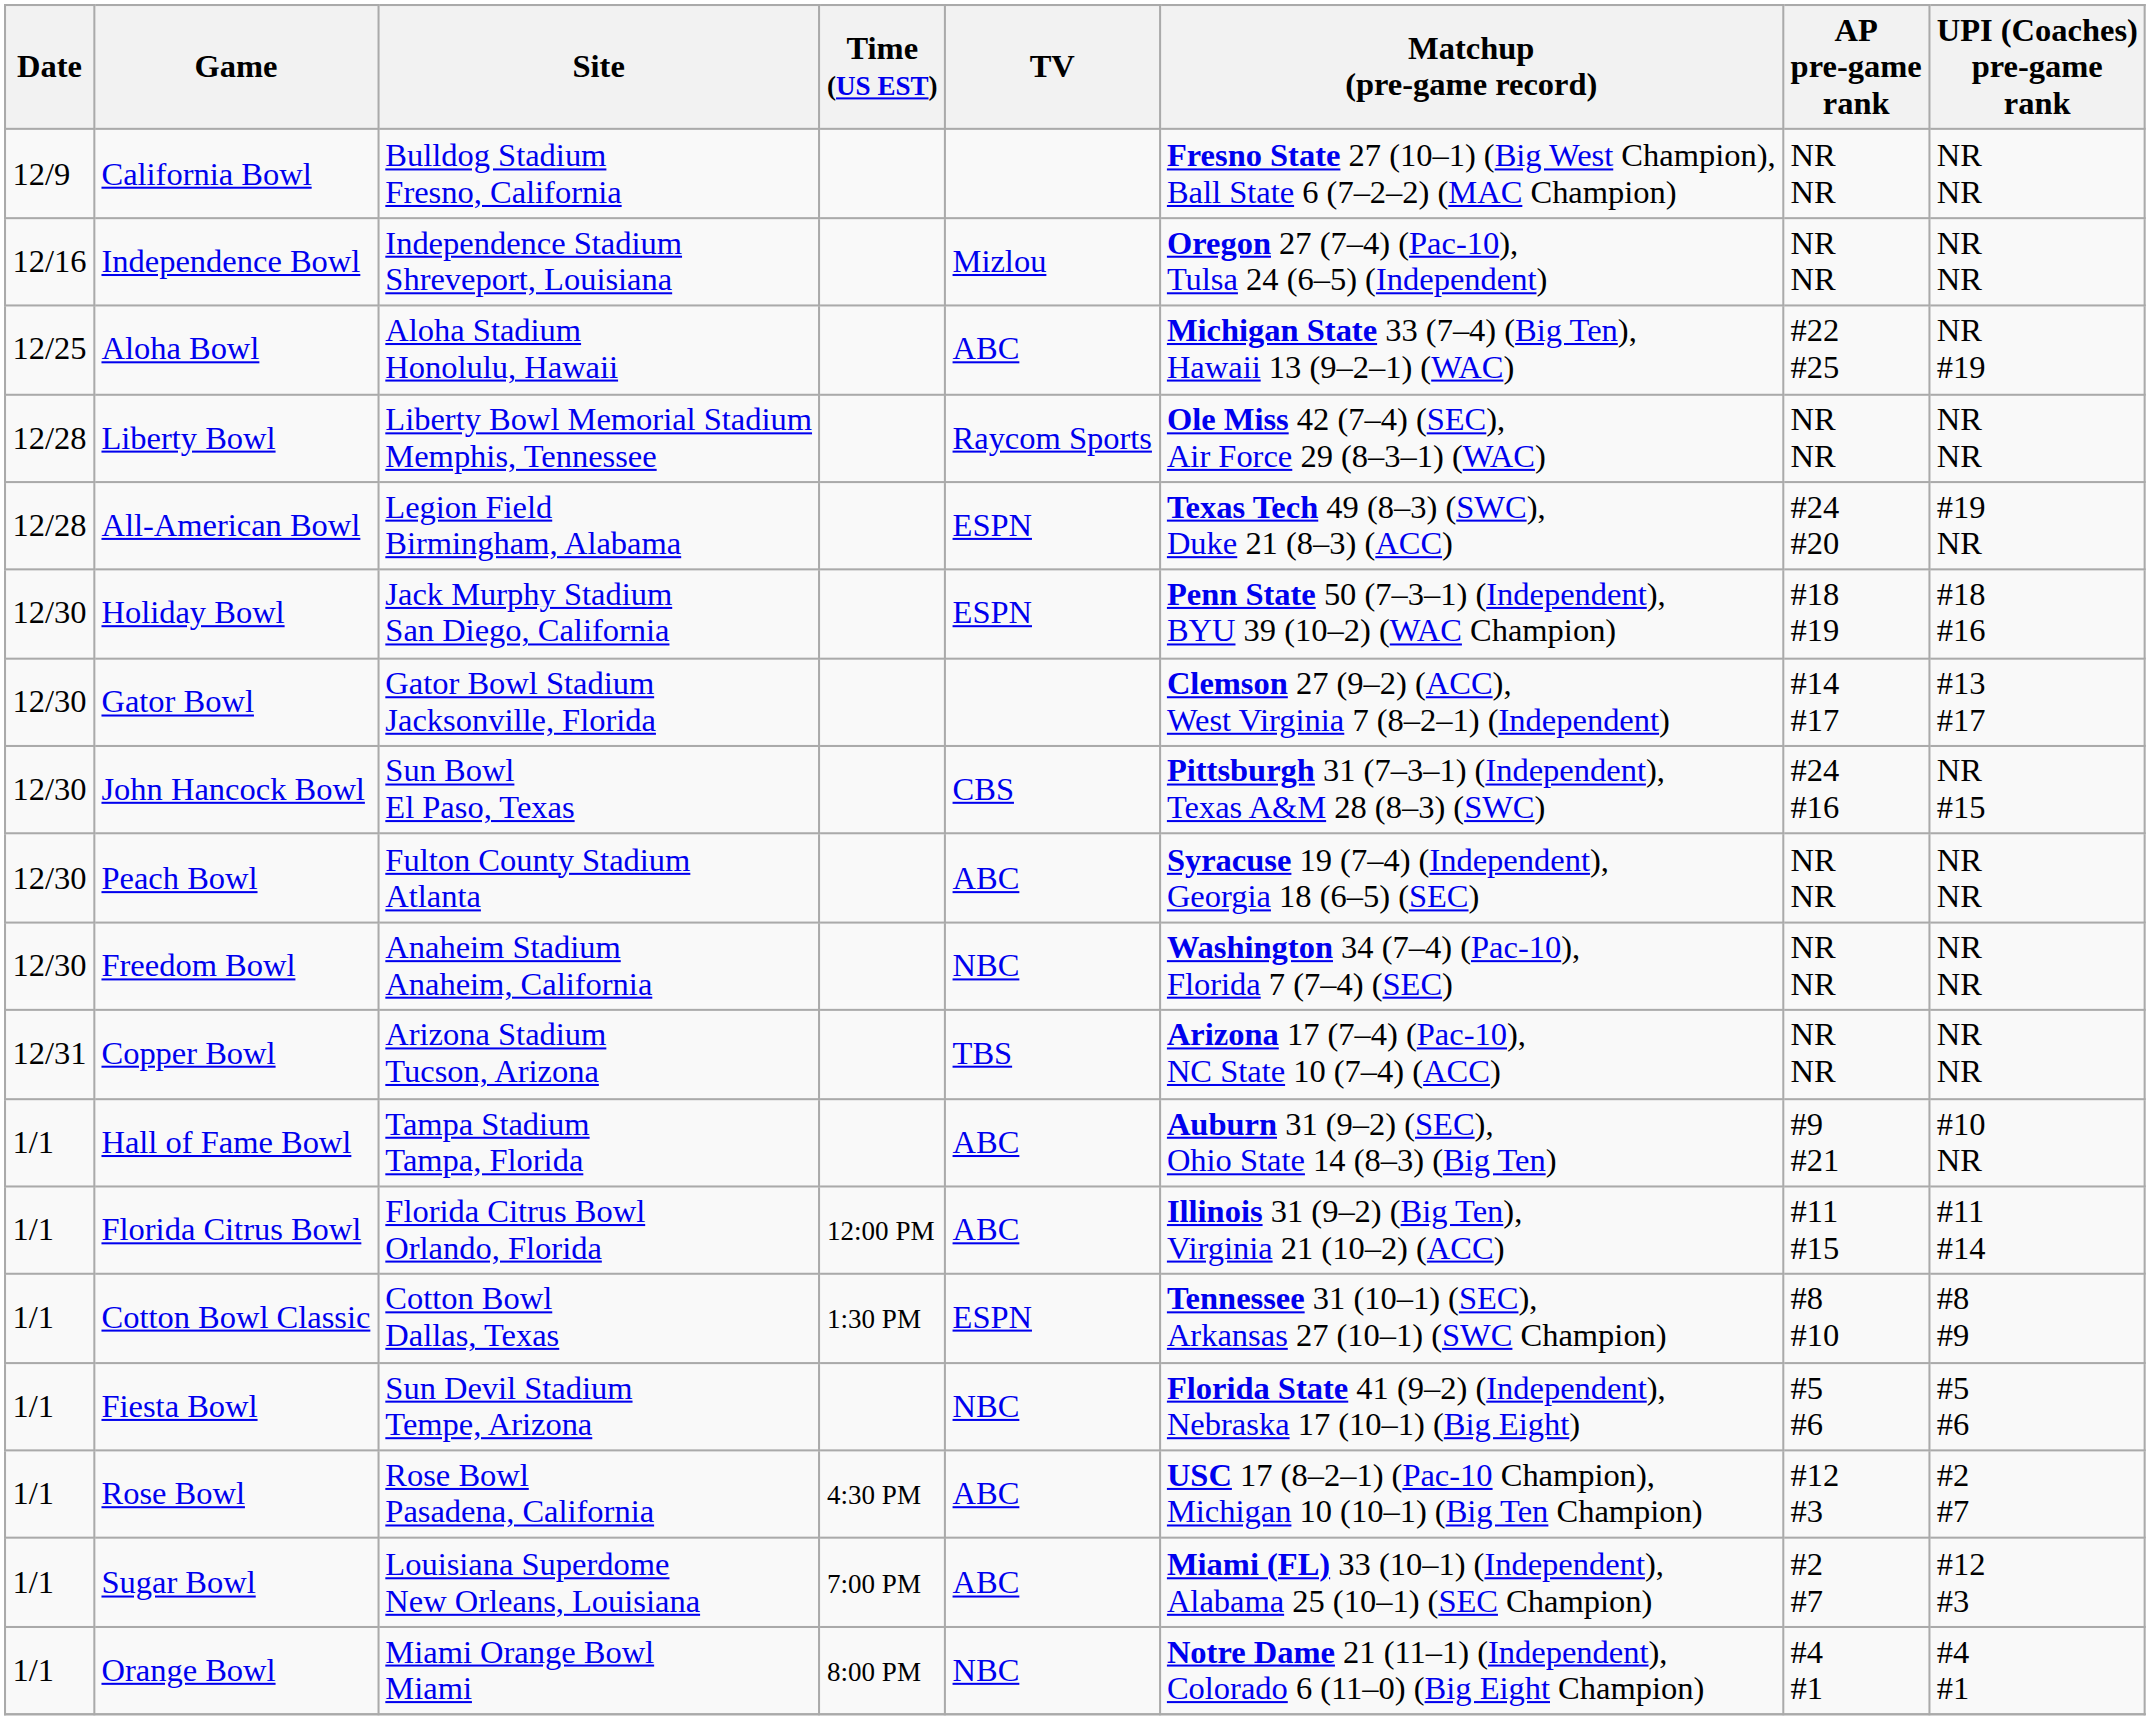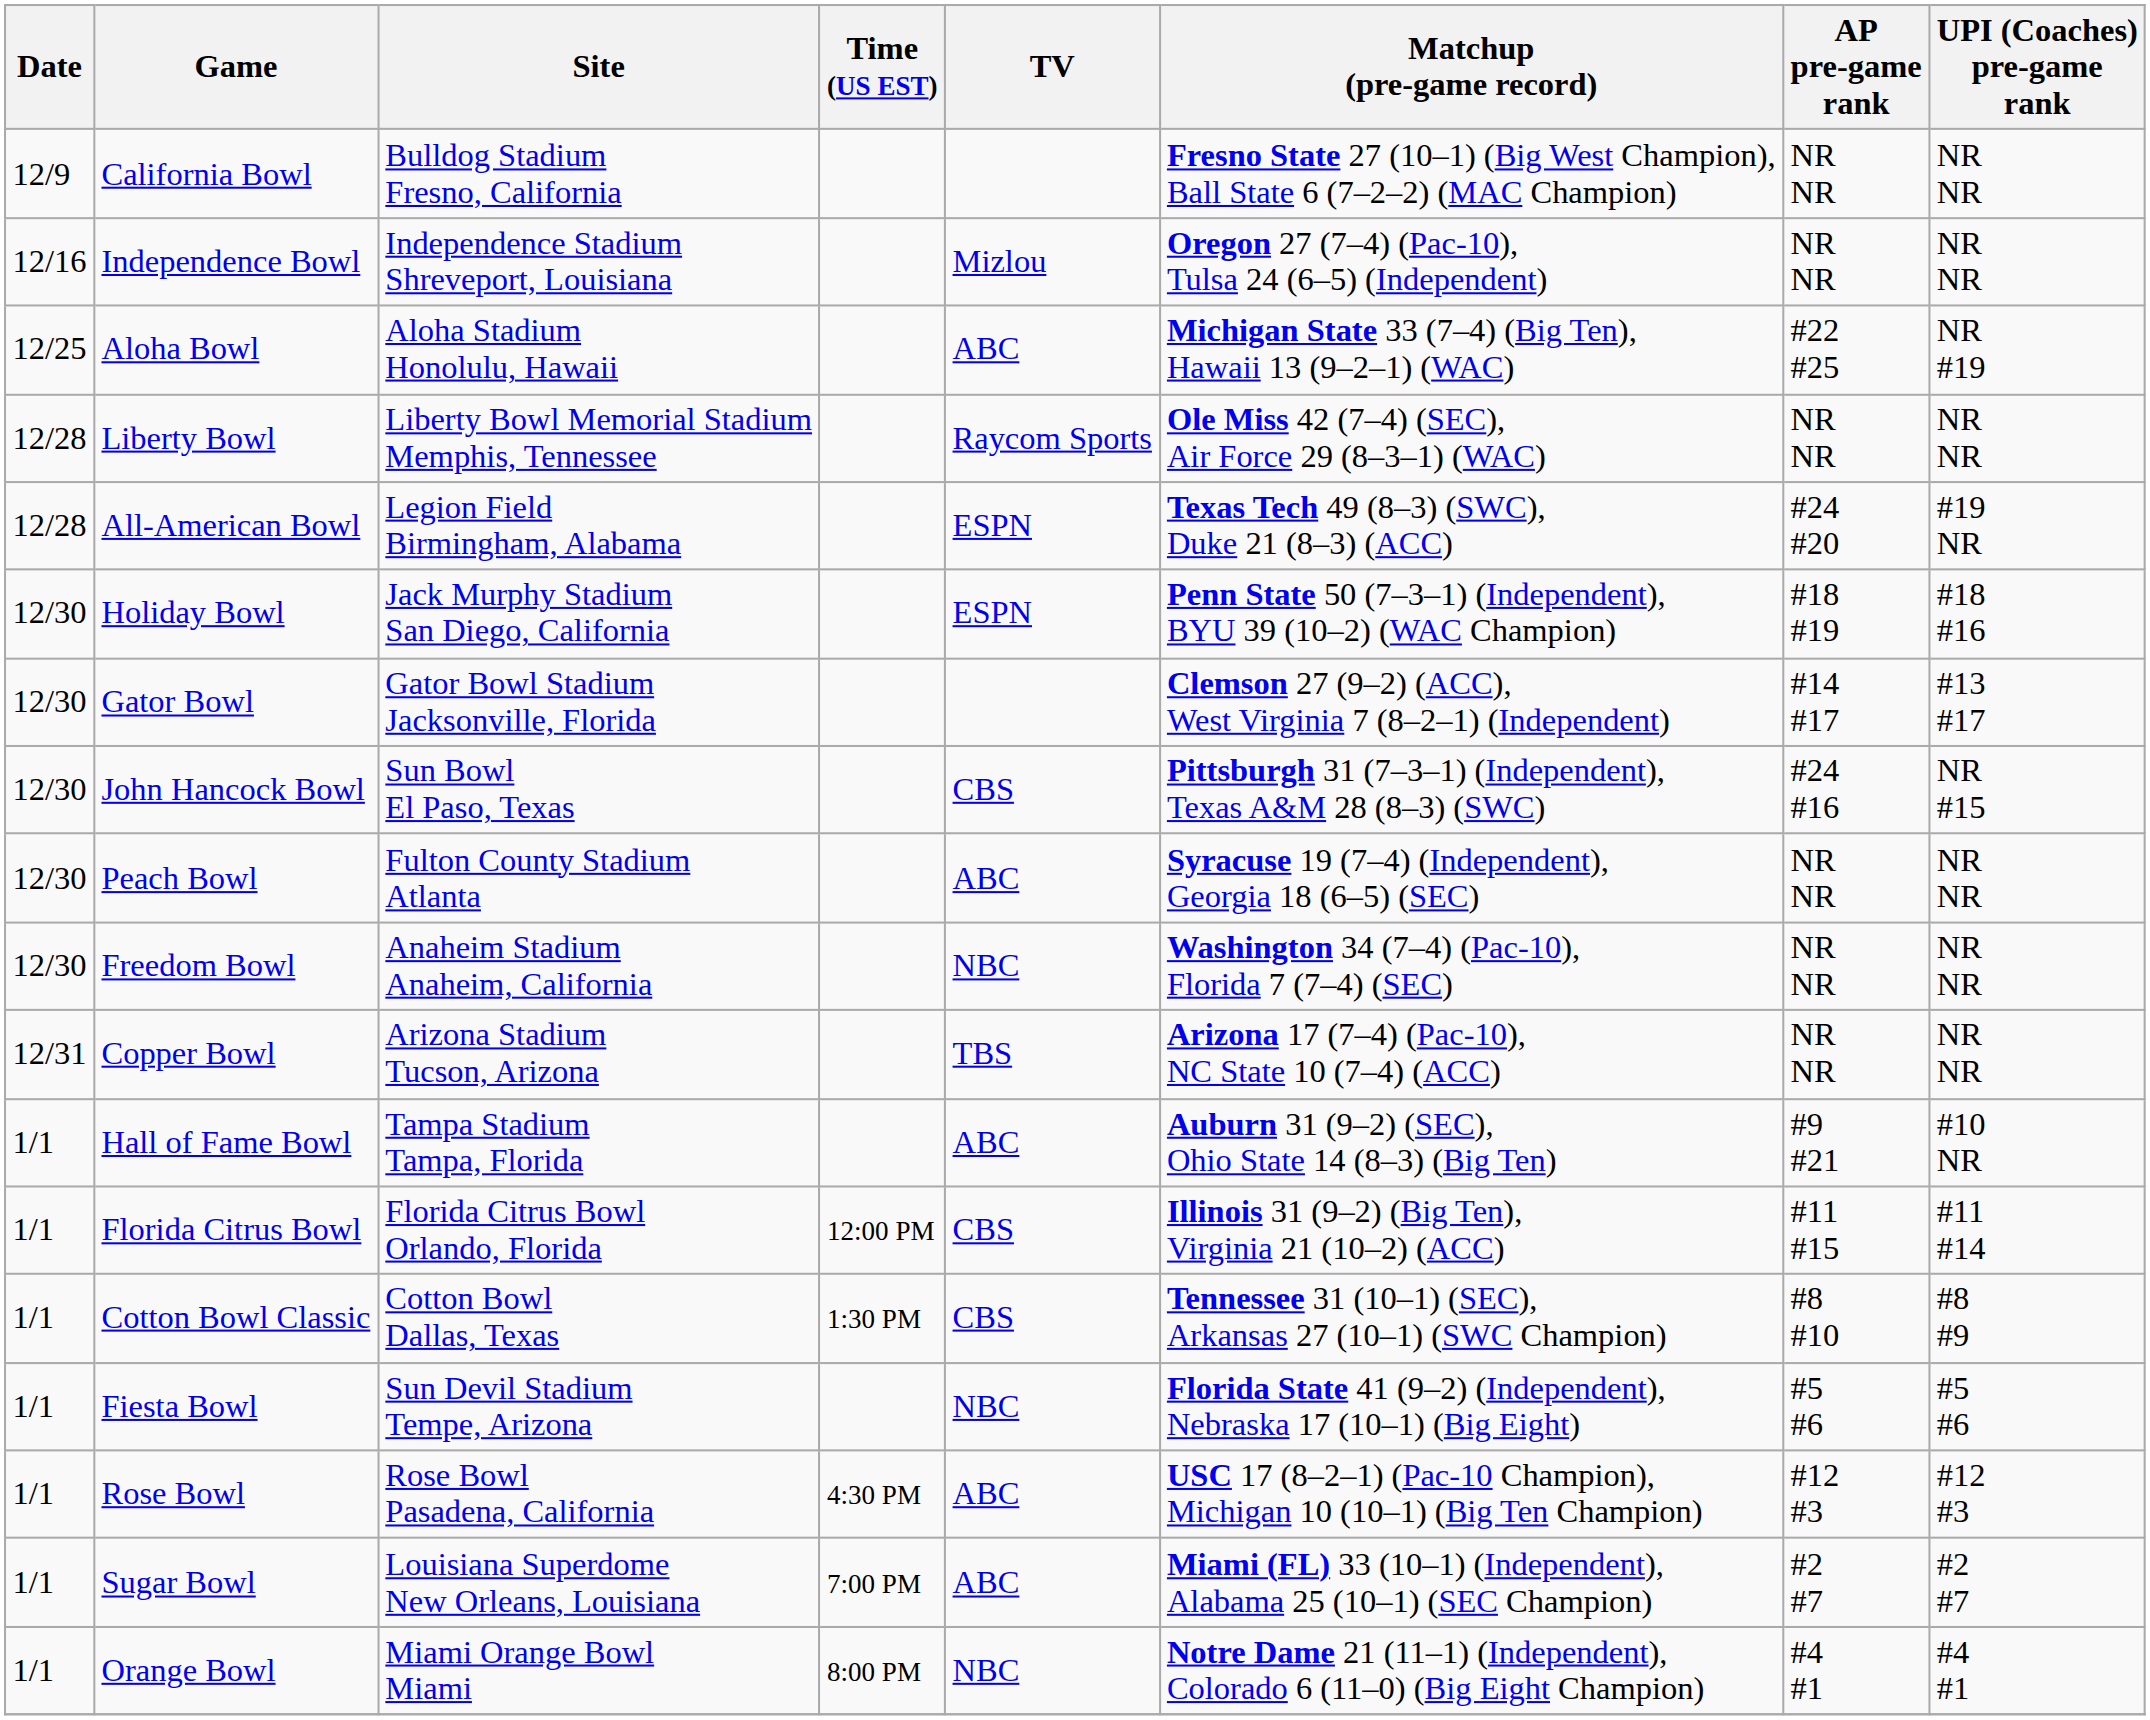(986, 1229) ABC -> (983, 1229) CBS
(992, 1317) ESPN -> (983, 1317) CBS
(1953, 1493) #2 #7 -> (1961, 1493) #12 #3
(1961, 1581) #12 #3 -> (1953, 1581) #2 #7
